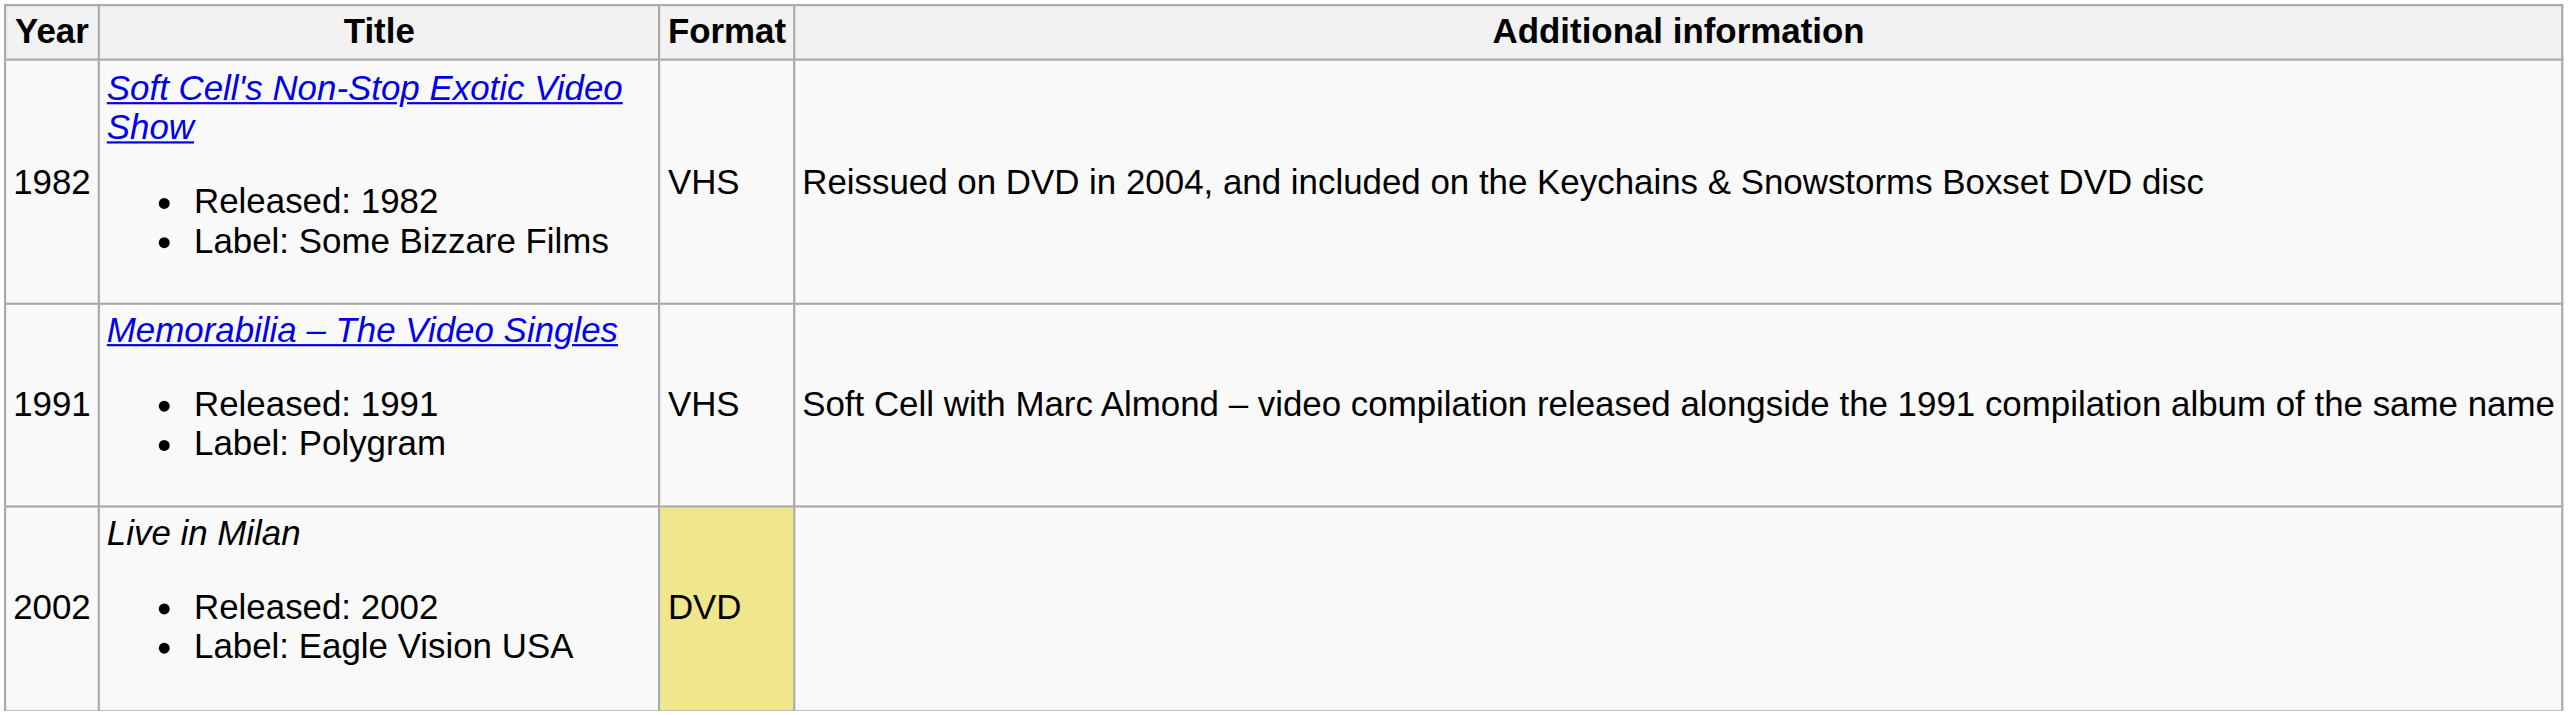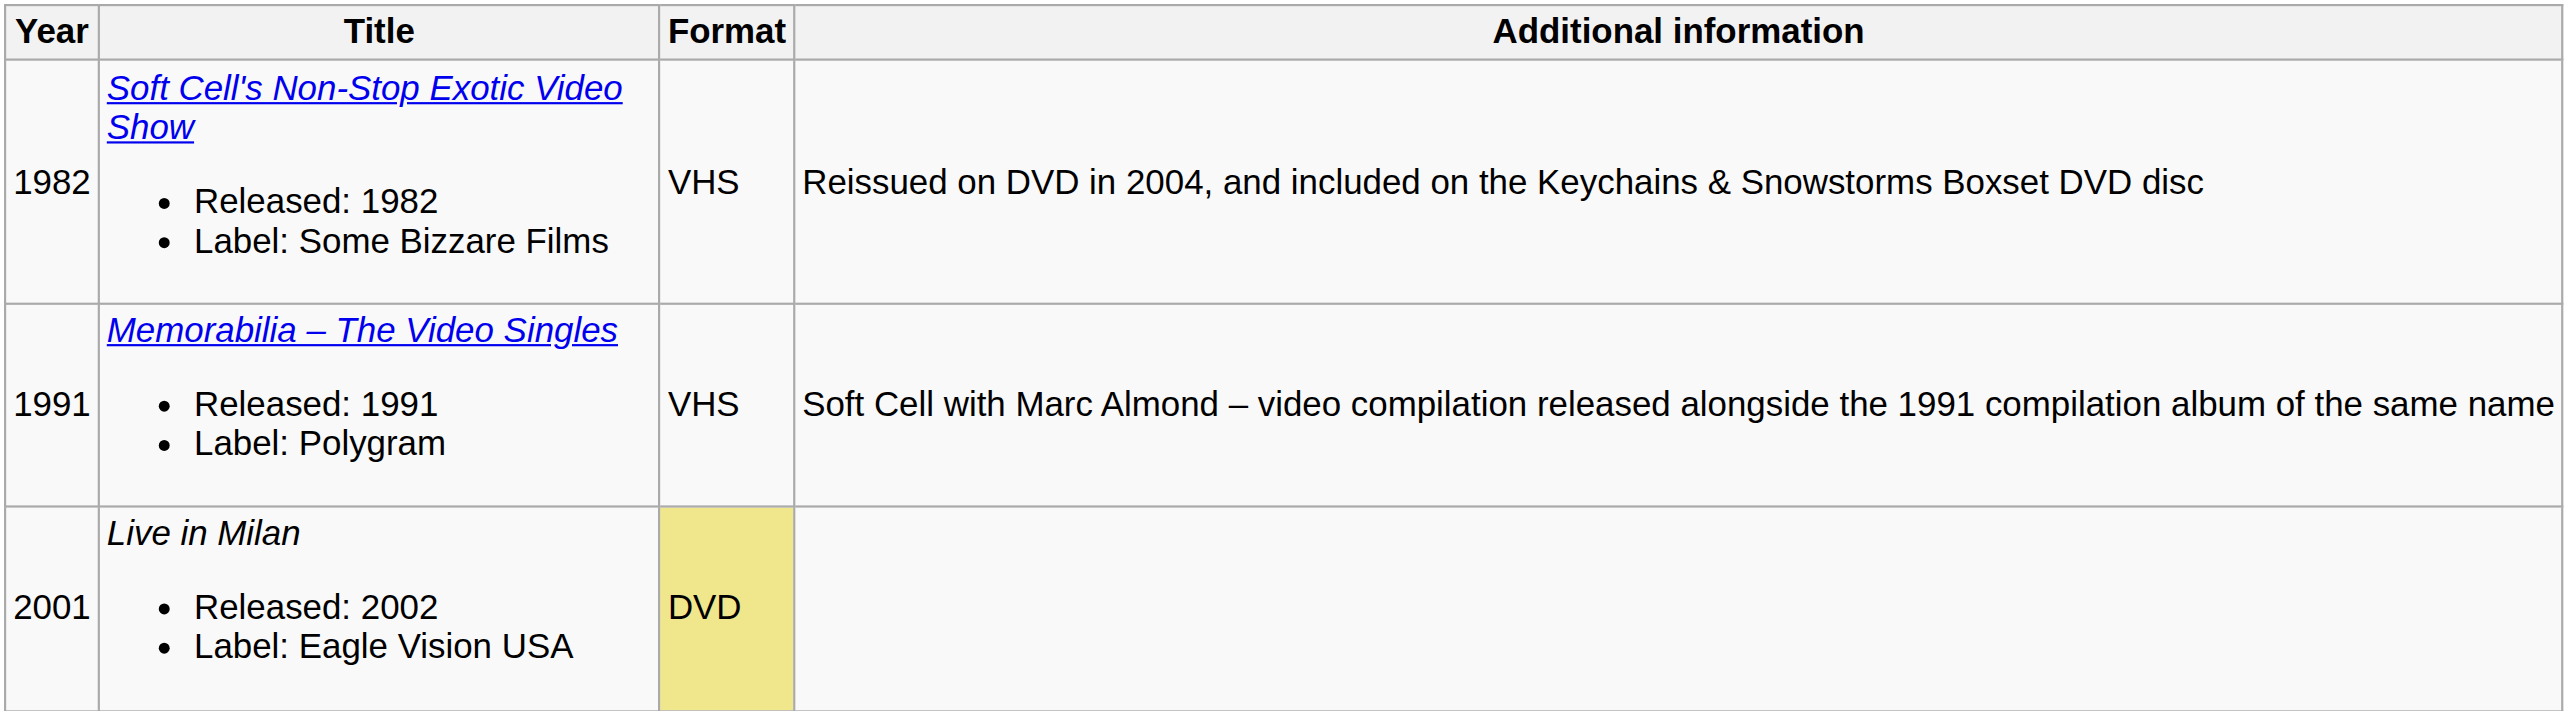(52, 607) 2002 -> (52, 607) 2001
